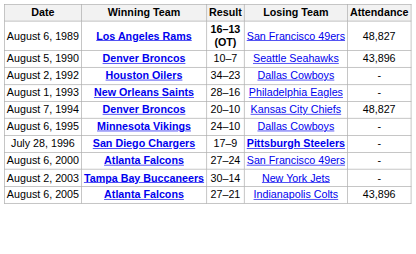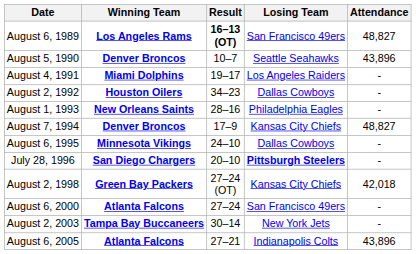+ row: (43, 76)
(225, 110) 20–10 -> (225, 127) 17–9
(225, 144) 17–9 -> (225, 161) 20–10
+ row: (43, 184)
